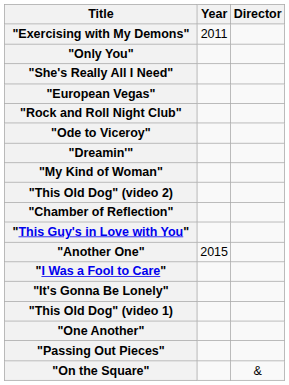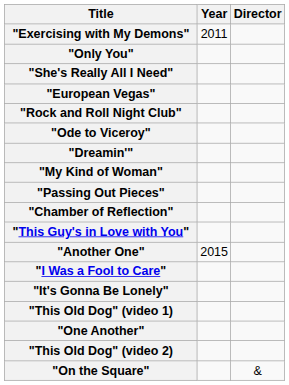rows swapped: (101, 350) <-> (101, 192)
